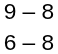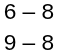rows swapped: (29, 11) <-> (29, 42)
